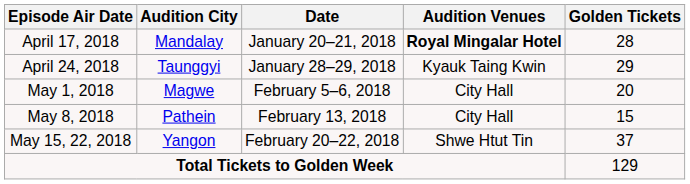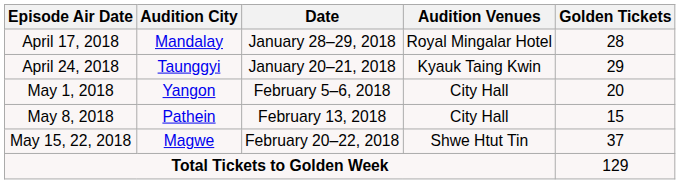(322, 41) January 20–21, 2018 -> (322, 41) January 28–29, 2018
(484, 41) bold -> (479, 41) normal
(322, 66) January 28–29, 2018 -> (322, 66) January 20–21, 2018
(189, 91) Magwe -> (189, 91) Yangon
(189, 141) Yangon -> (189, 141) Magwe
